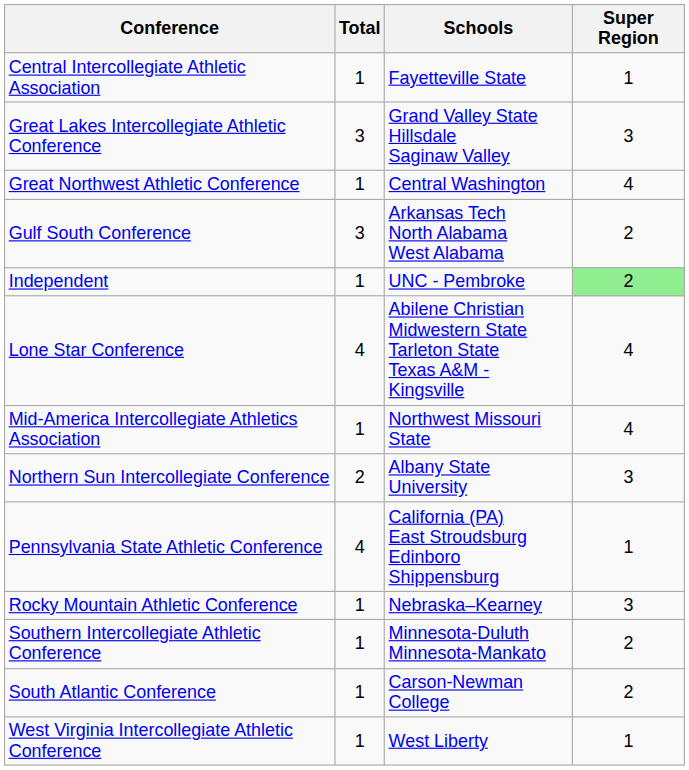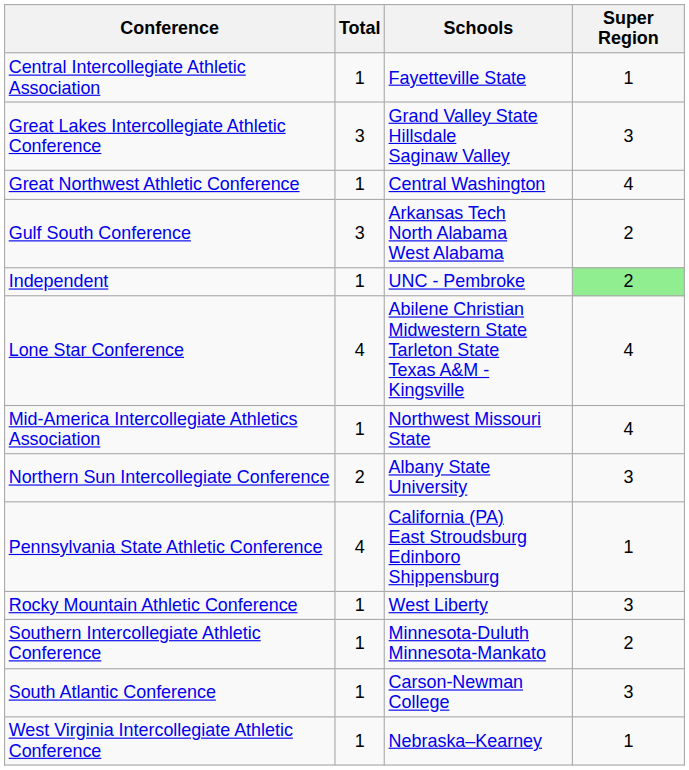(465, 605) Nebraska–Kearney -> (438, 605) West Liberty
(628, 692) 2 -> (628, 692) 3
(438, 740) West Liberty -> (465, 740) Nebraska–Kearney
